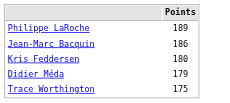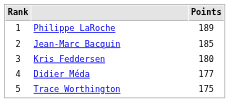+ column: (18, 13)
(180, 44) 186 -> (206, 44) 185
(180, 74) 179 -> (206, 74) 177
